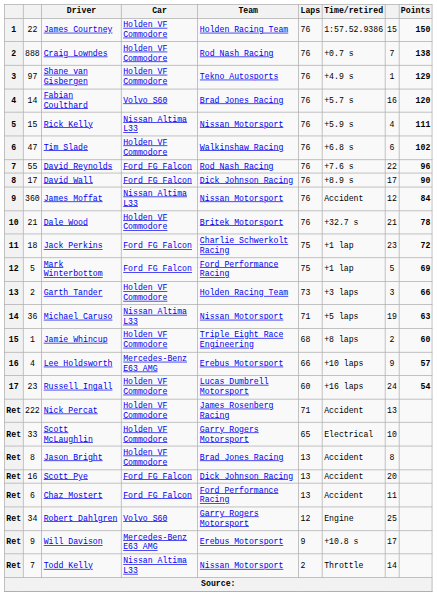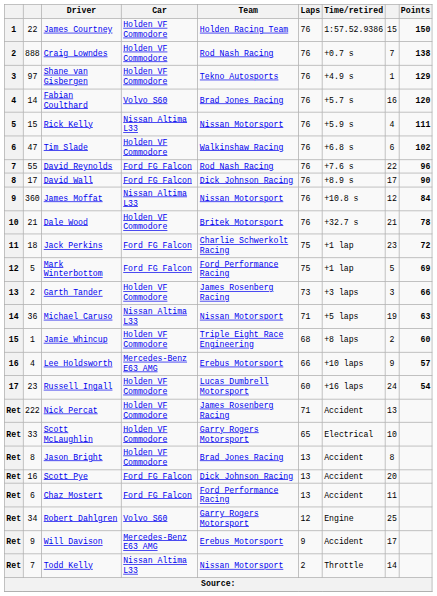(344, 198) Accident -> (341, 198) +10.8 s
(244, 293) Holden Racing Team -> (237, 293) James Rosenberg Racing
(341, 542) +10.8 s -> (344, 542) Accident
